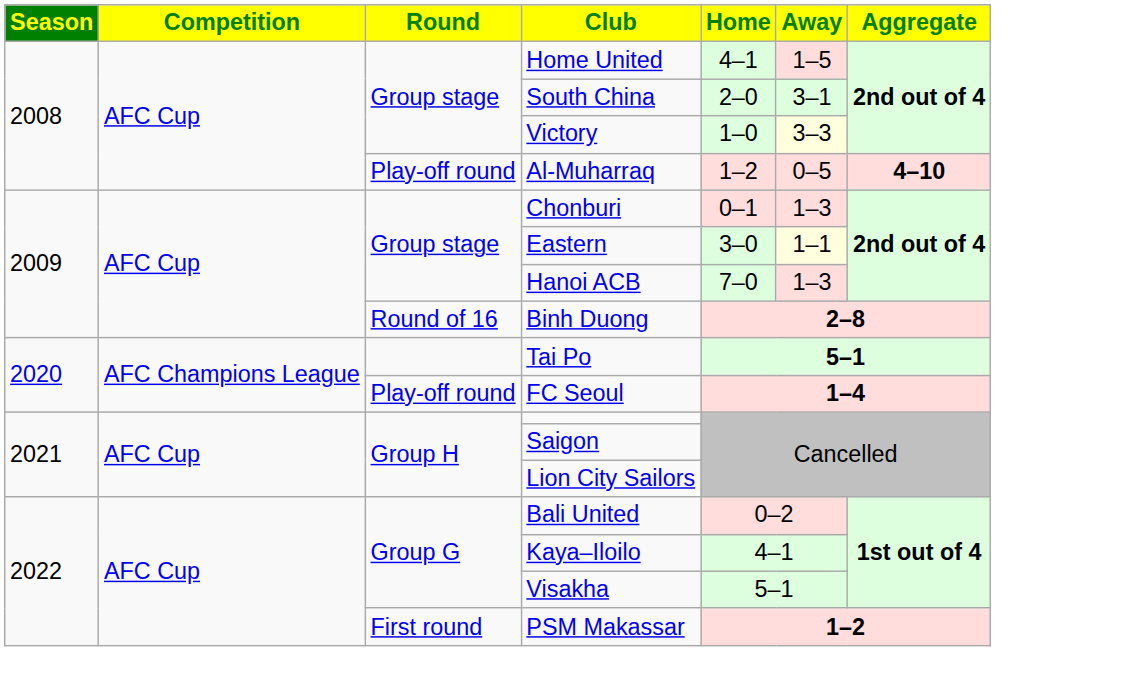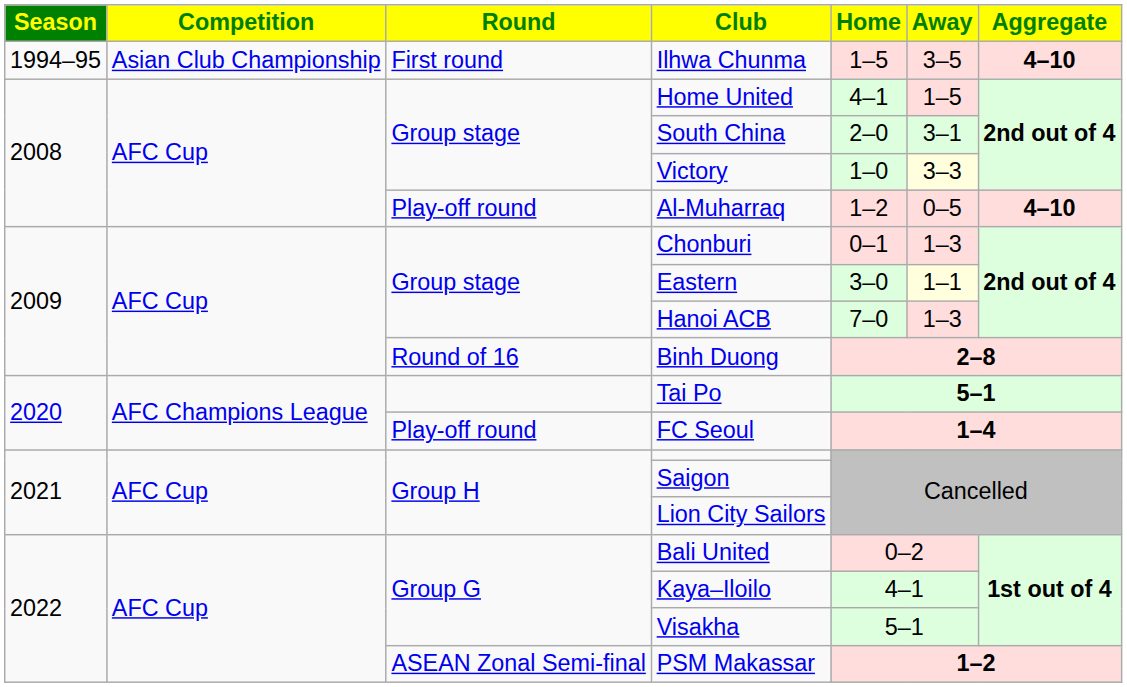+ row: (731, 60)
(426, 626) First round -> (519, 663) ASEAN Zonal Semi-final
